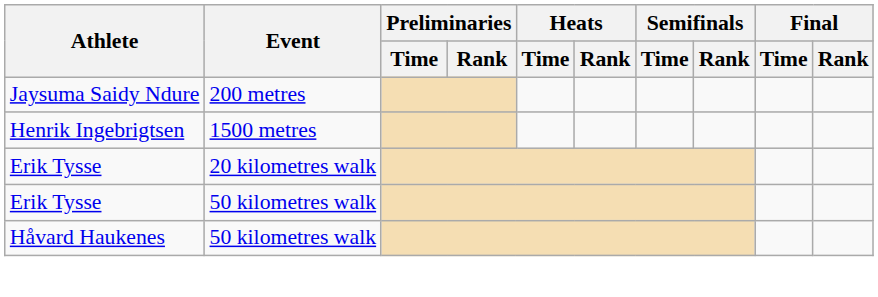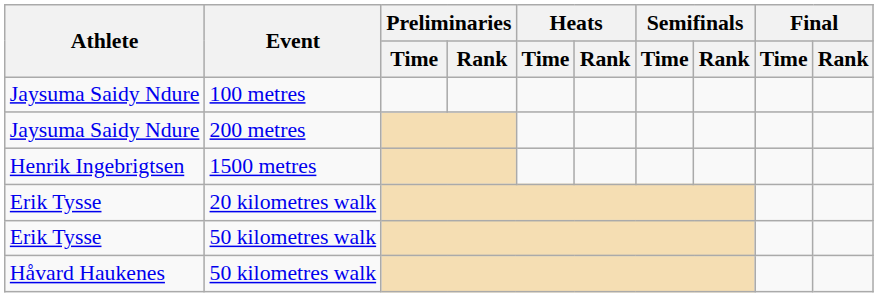+ row: (105, 94)
